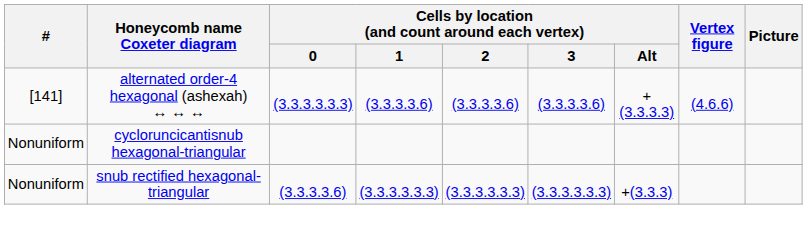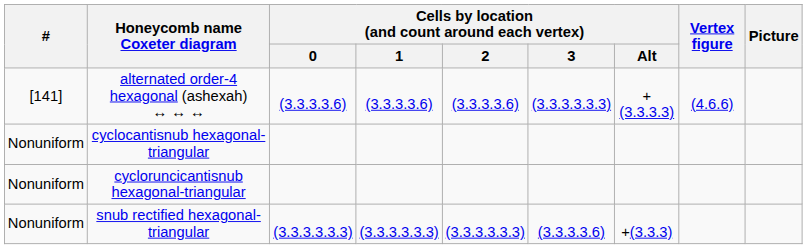(313, 104) (3.3.3.3.3.3) -> (313, 104) (3.3.3.3.6)
(571, 104) (3.3.3.3.6) -> (571, 104) (3.3.3.3.3.3)
+ row: (179, 144)
(313, 192) (3.3.3.3.6) -> (313, 232) (3.3.3.3.3.3)
(571, 192) (3.3.3.3.3.3) -> (571, 232) (3.3.3.3.6)
